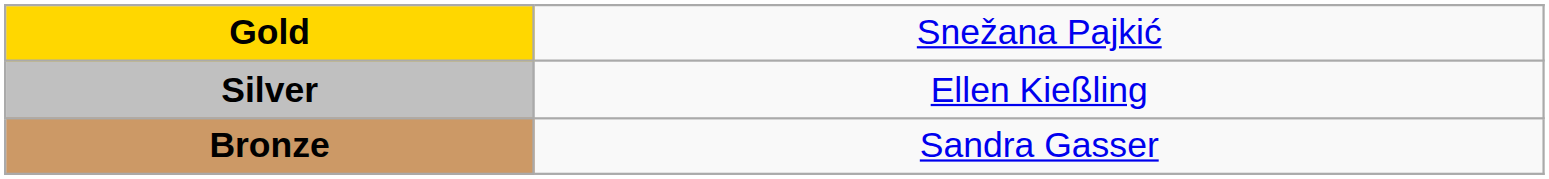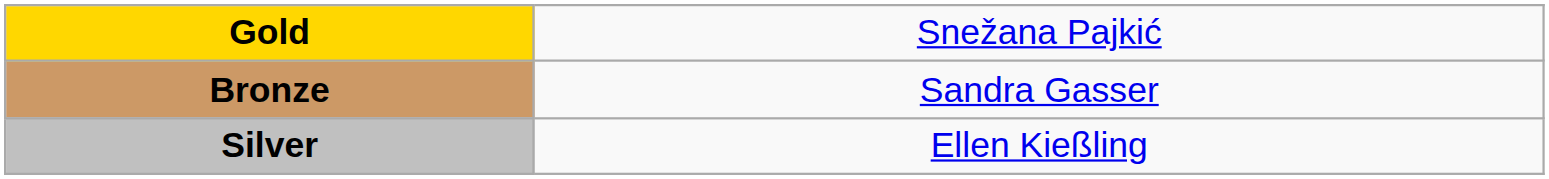rows swapped: (270, 88) <-> (270, 145)
